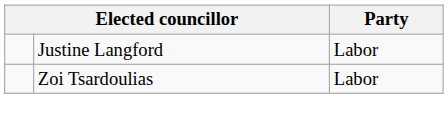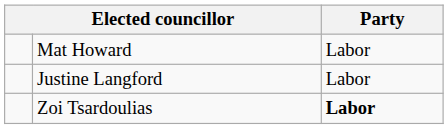+ row: (84, 49)
(356, 78) normal -> (350, 108) bold
